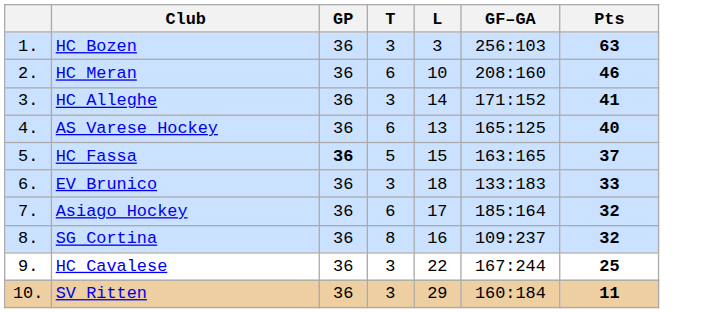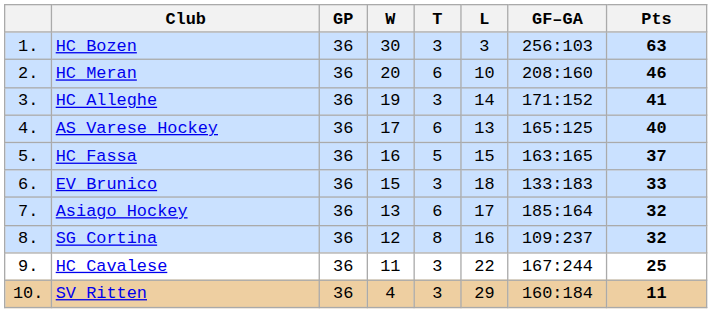+ column: (390, 18)
(343, 156) bold -> (343, 156) normal
